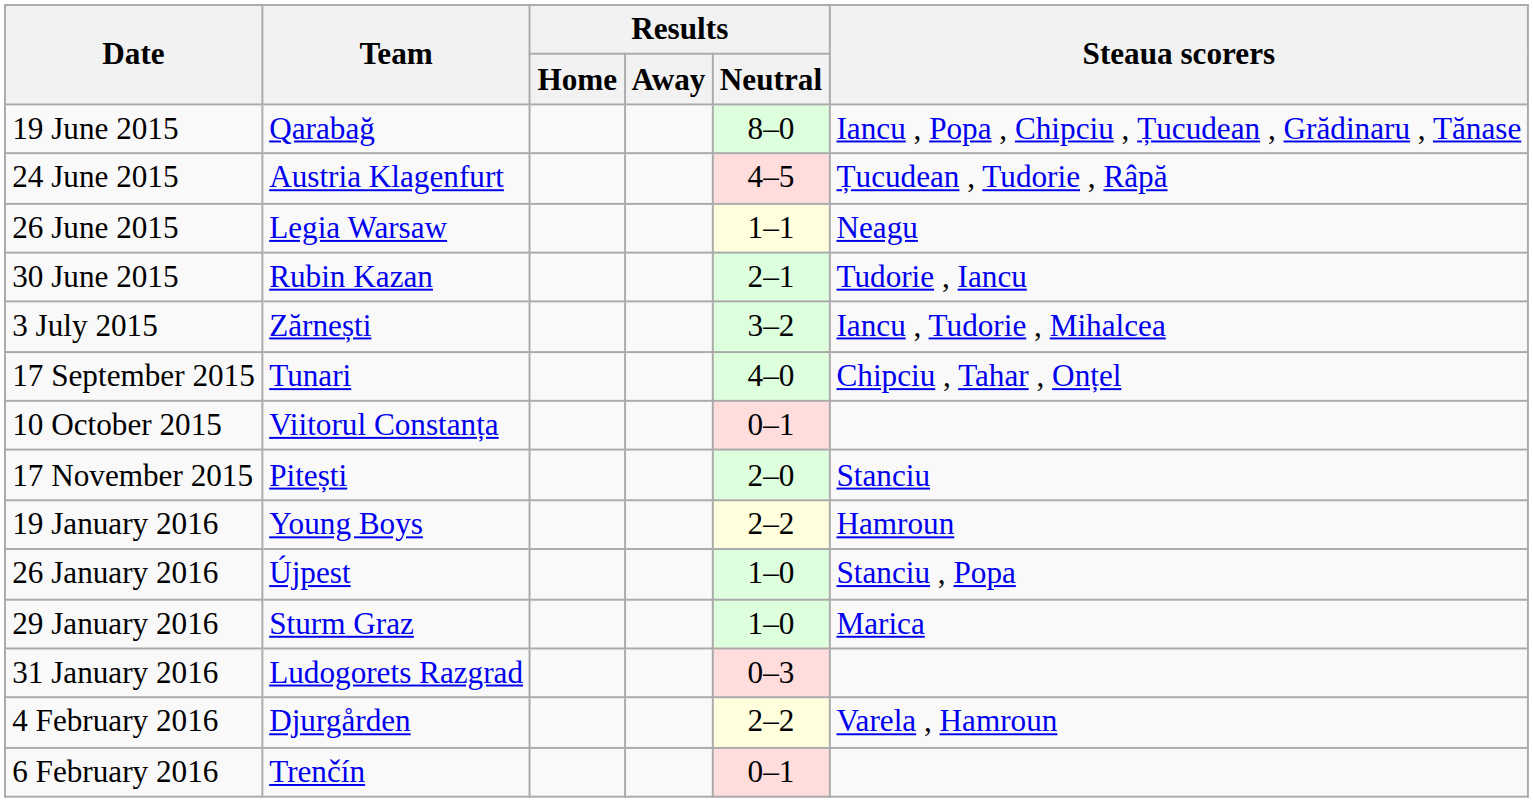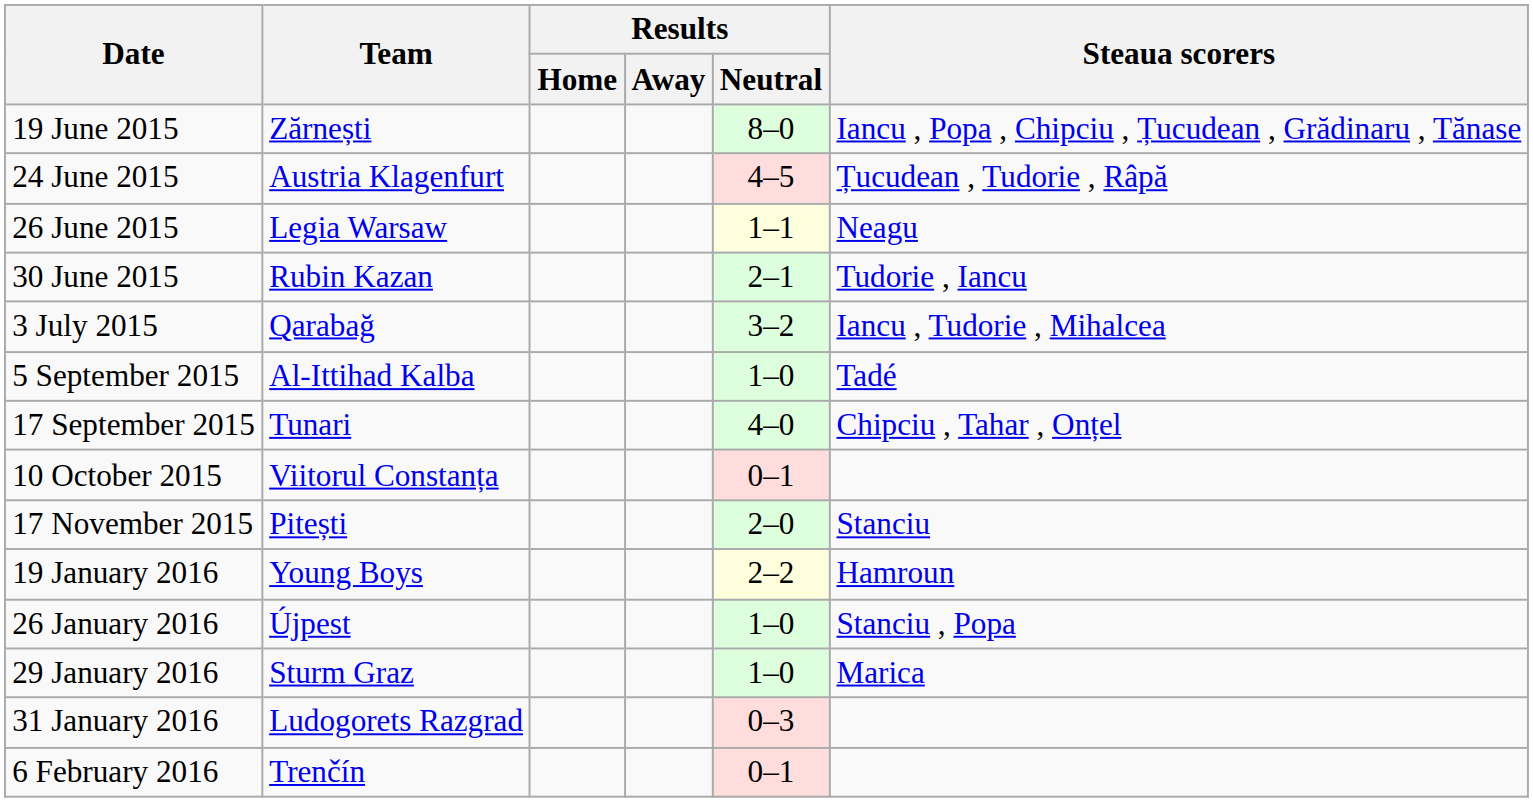(322, 128) Qarabağ -> (320, 128) Zărnești
(320, 326) Zărnești -> (322, 326) Qarabağ
+ row: (126, 375)
- row: (115, 721)
